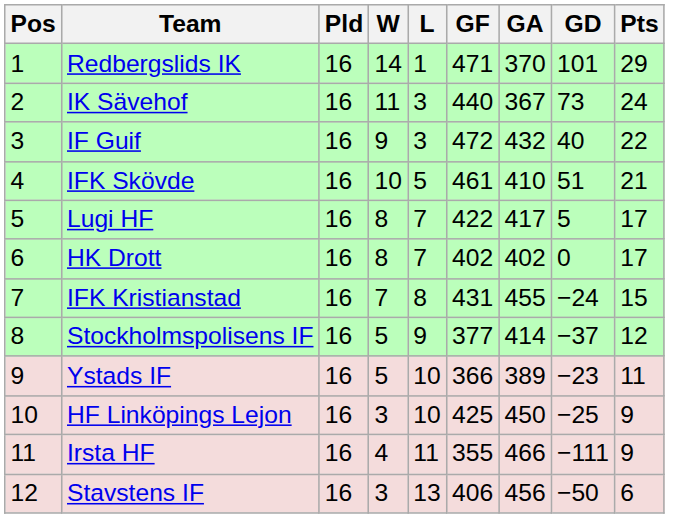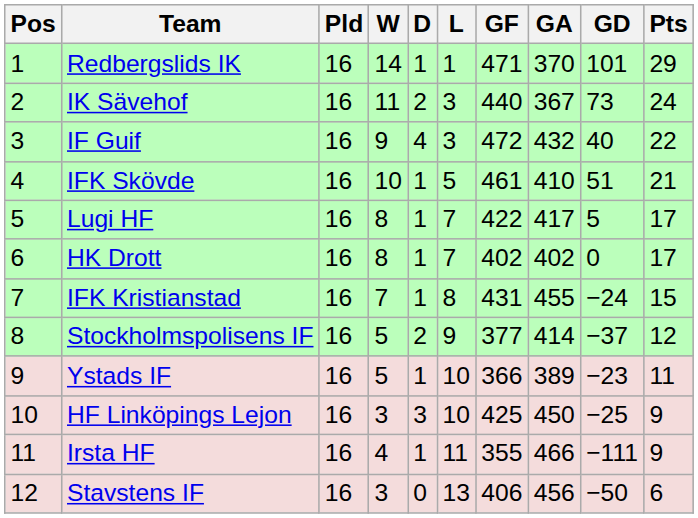+ column: (422, 24)
